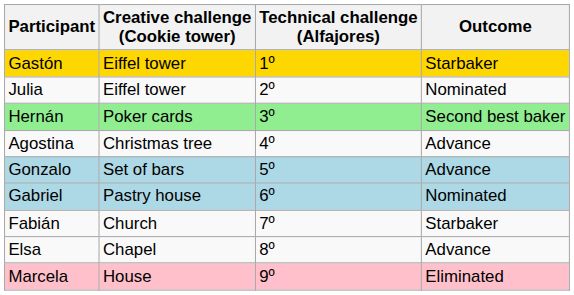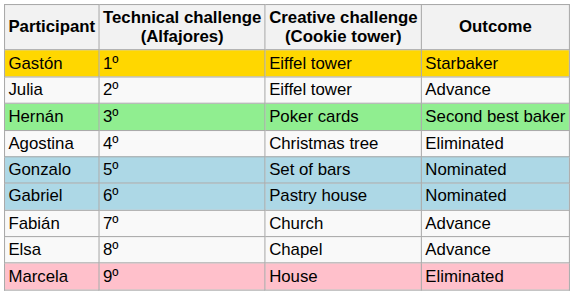columns swapped: (177, 27) <-> (338, 27)
(466, 90) Nominated -> (458, 90) Advance
(458, 143) Advance -> (465, 143) Eliminated
(458, 169) Advance -> (466, 169) Nominated
(462, 223) Starbaker -> (458, 223) Advance
